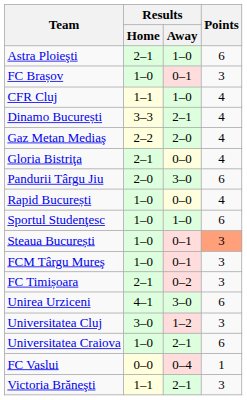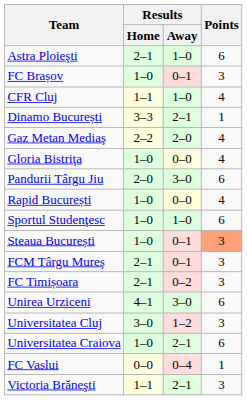(221, 117) 4 -> (221, 117) 1
(143, 158) 2–1 -> (143, 158) 1–0
(143, 261) 1–0 -> (143, 261) 2–1
